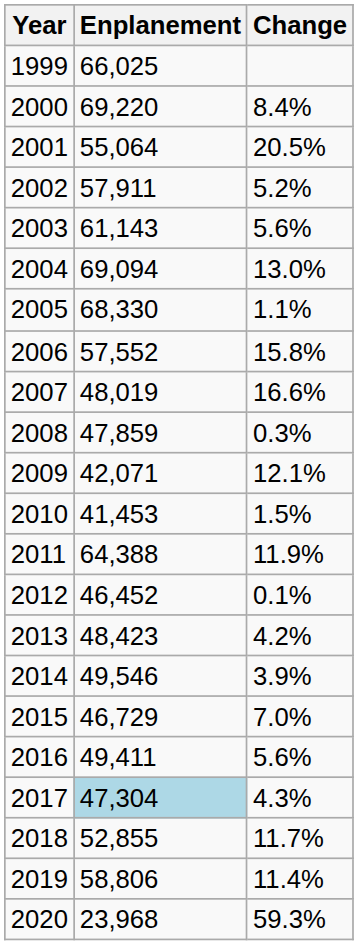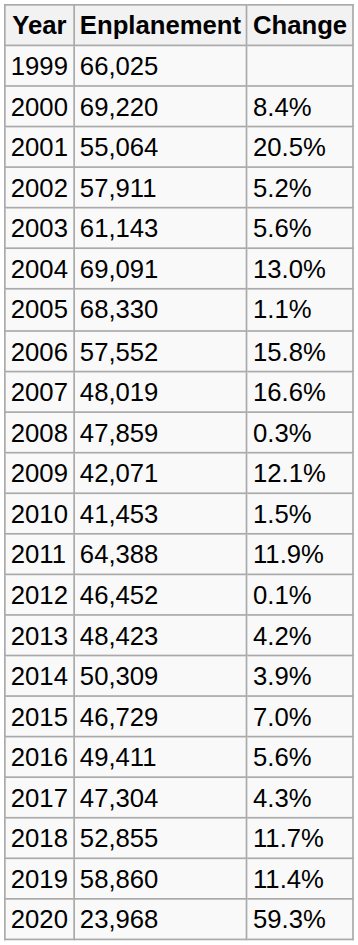(119, 269) 69,094 -> (119, 269) 69,091
(119, 676) 49,546 -> (119, 676) 50,309
(119, 798) lightblue background -> (119, 798) no background
(119, 879) 58,806 -> (119, 879) 58,860
